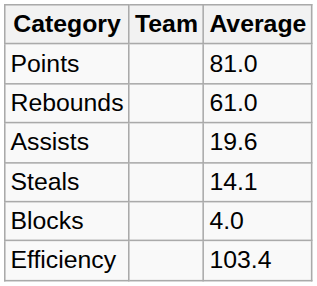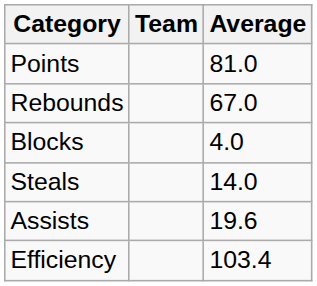(234, 102) 61.0 -> (234, 102) 67.0
rows swapped: (50, 142) <-> (47, 220)
(234, 181) 14.1 -> (234, 181) 14.0
